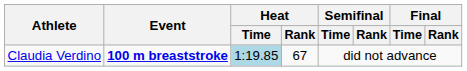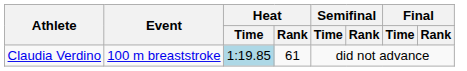(168, 56) bold -> (164, 56) normal
(300, 56) 67 -> (292, 56) 61
